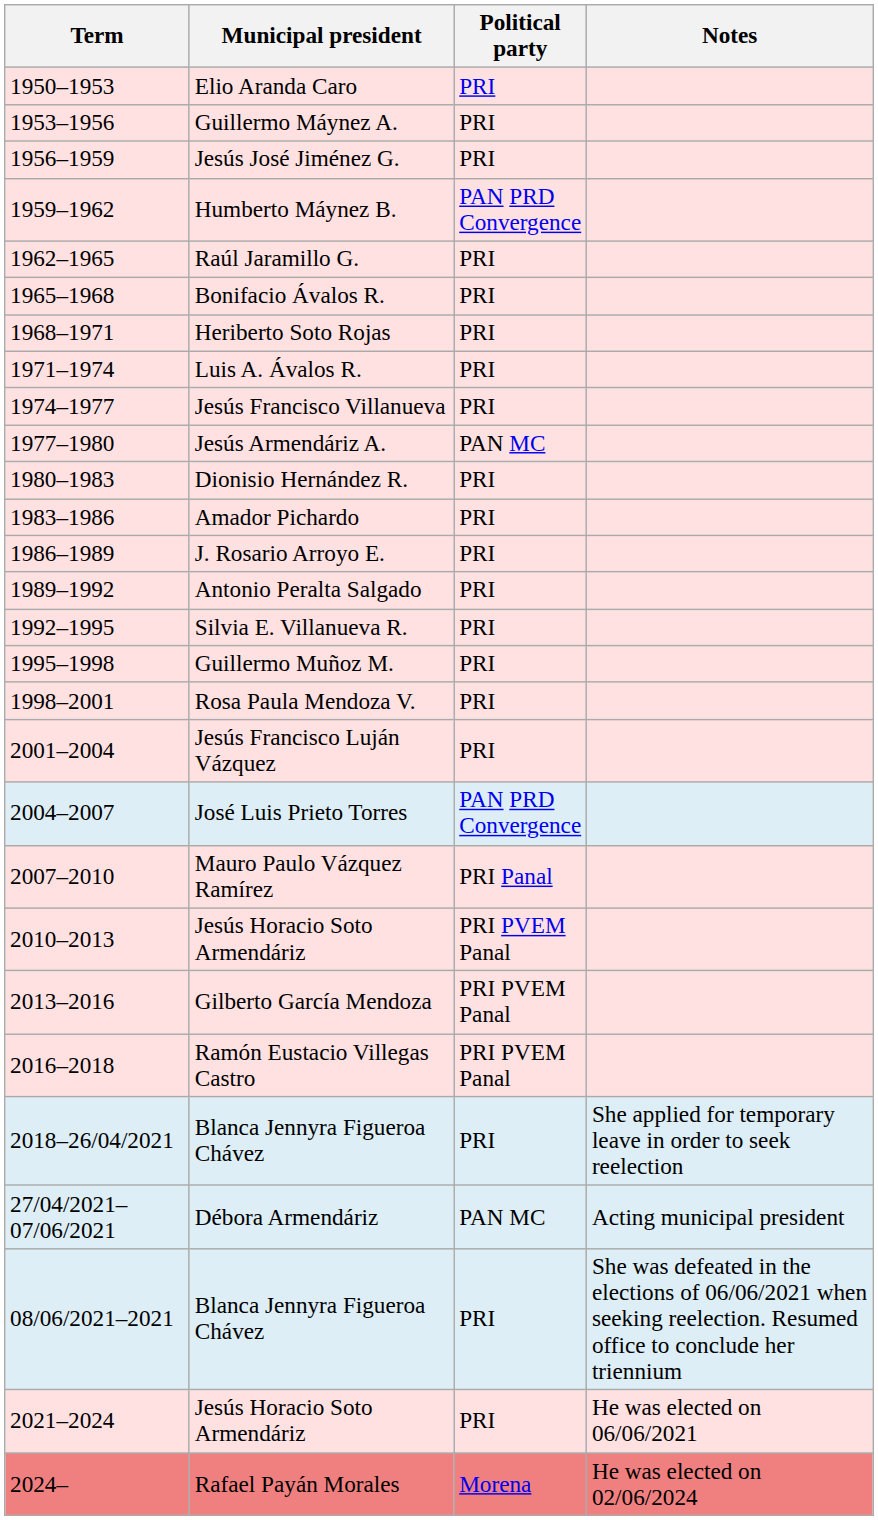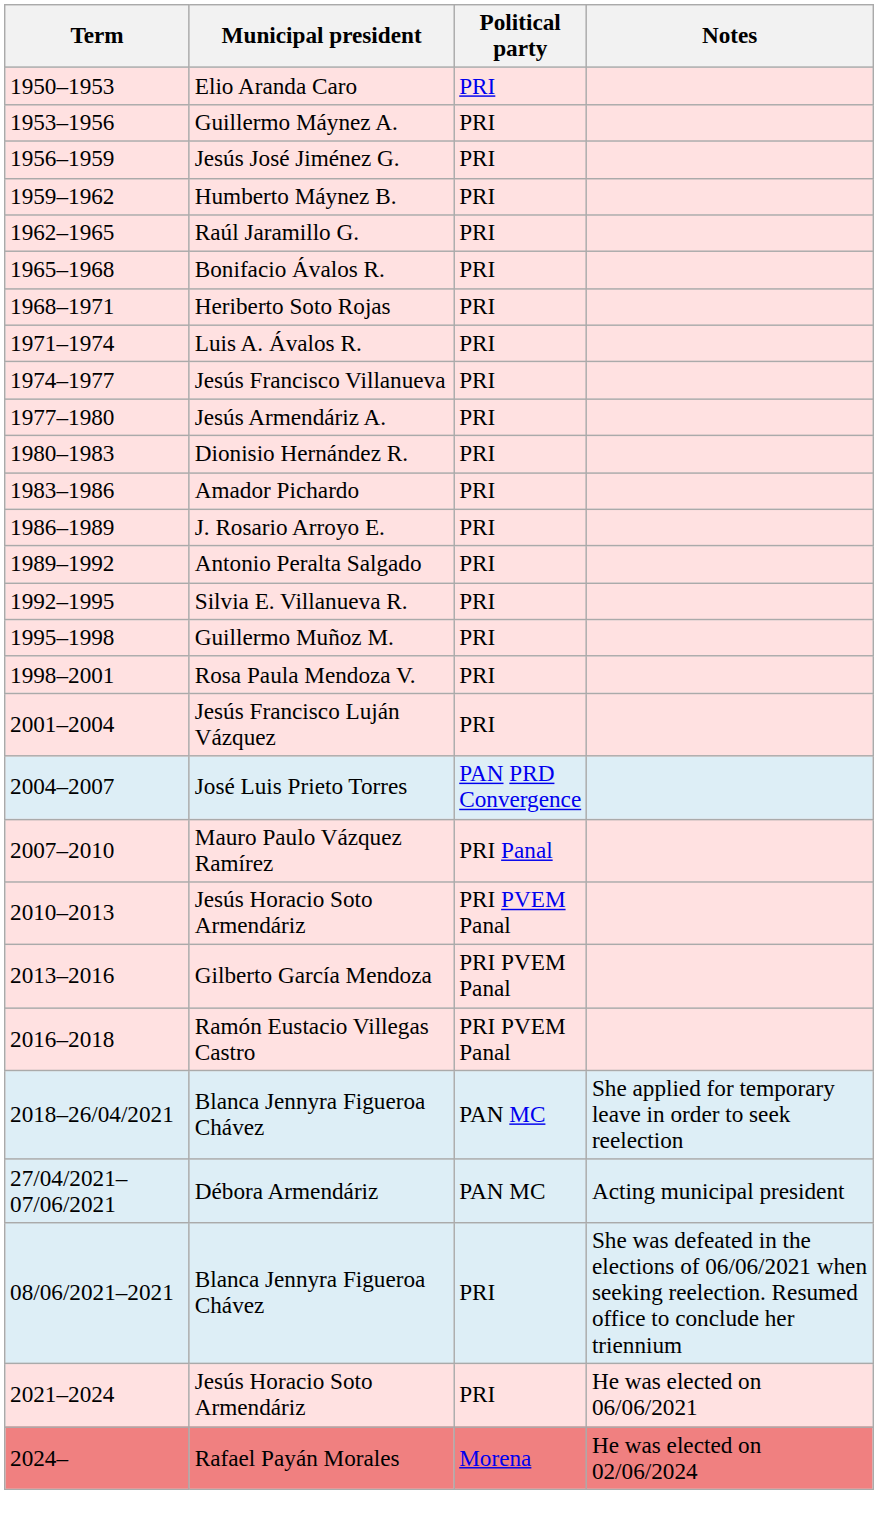(520, 209) PAN PRD Convergence -> (477, 196) PRI
(502, 443) PAN MC -> (477, 416) PRI
(477, 1140) PRI -> (502, 1114) PAN MC
